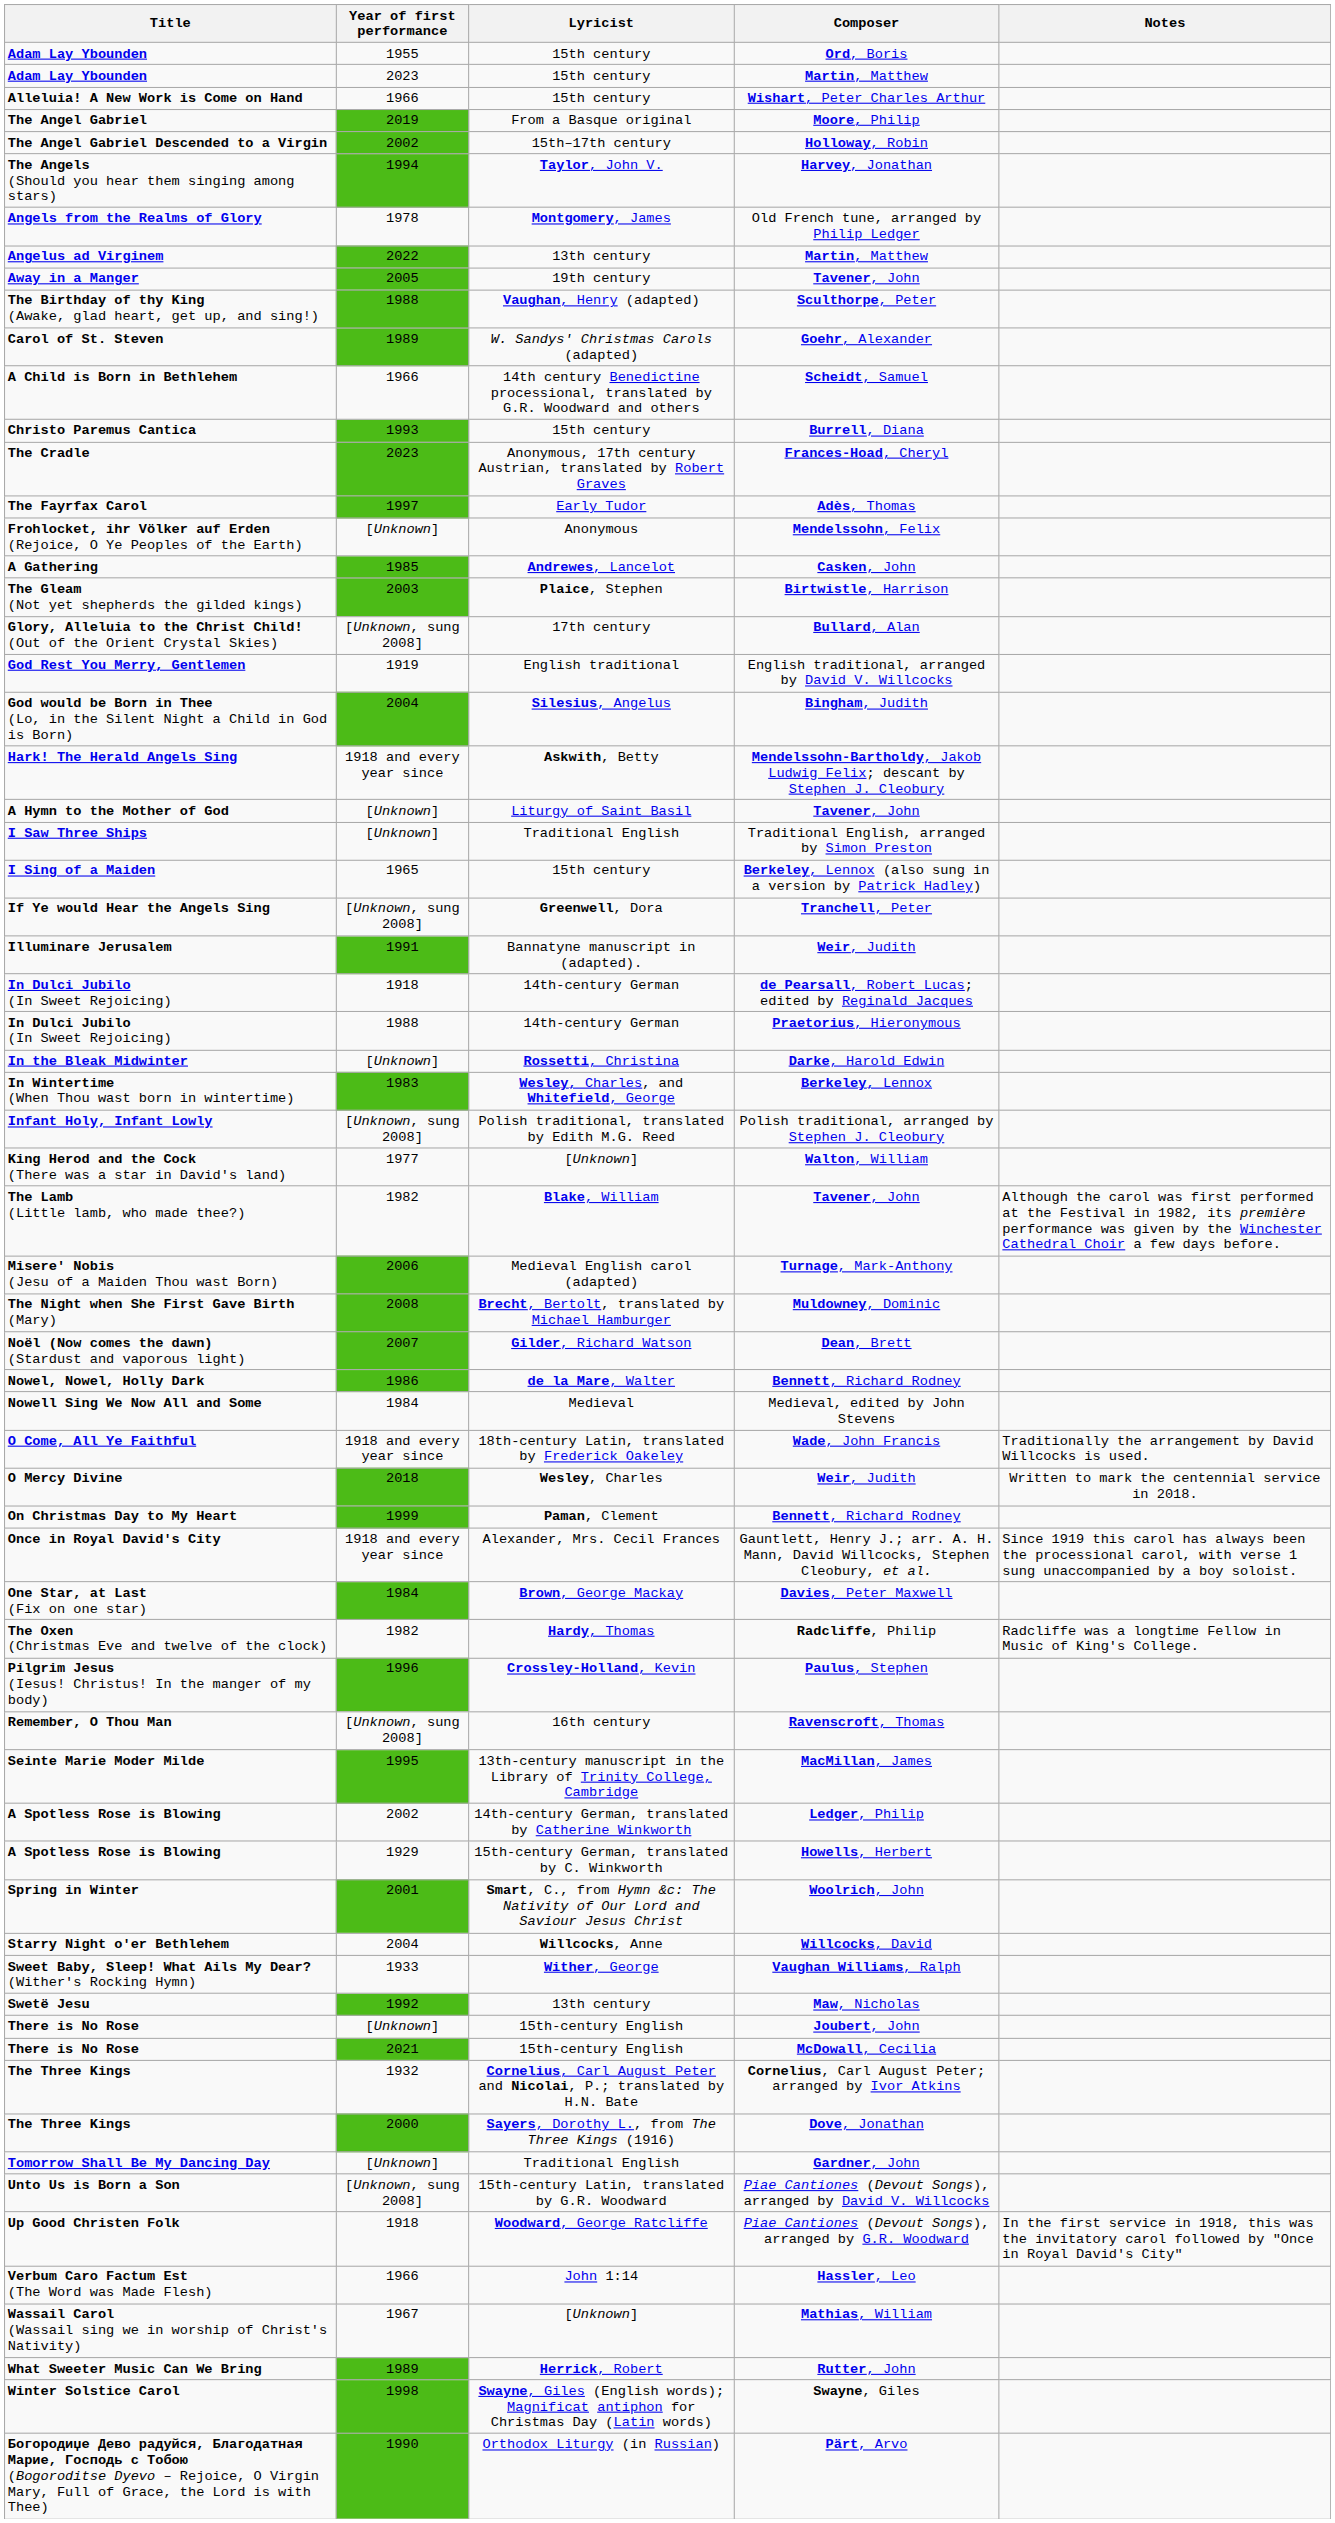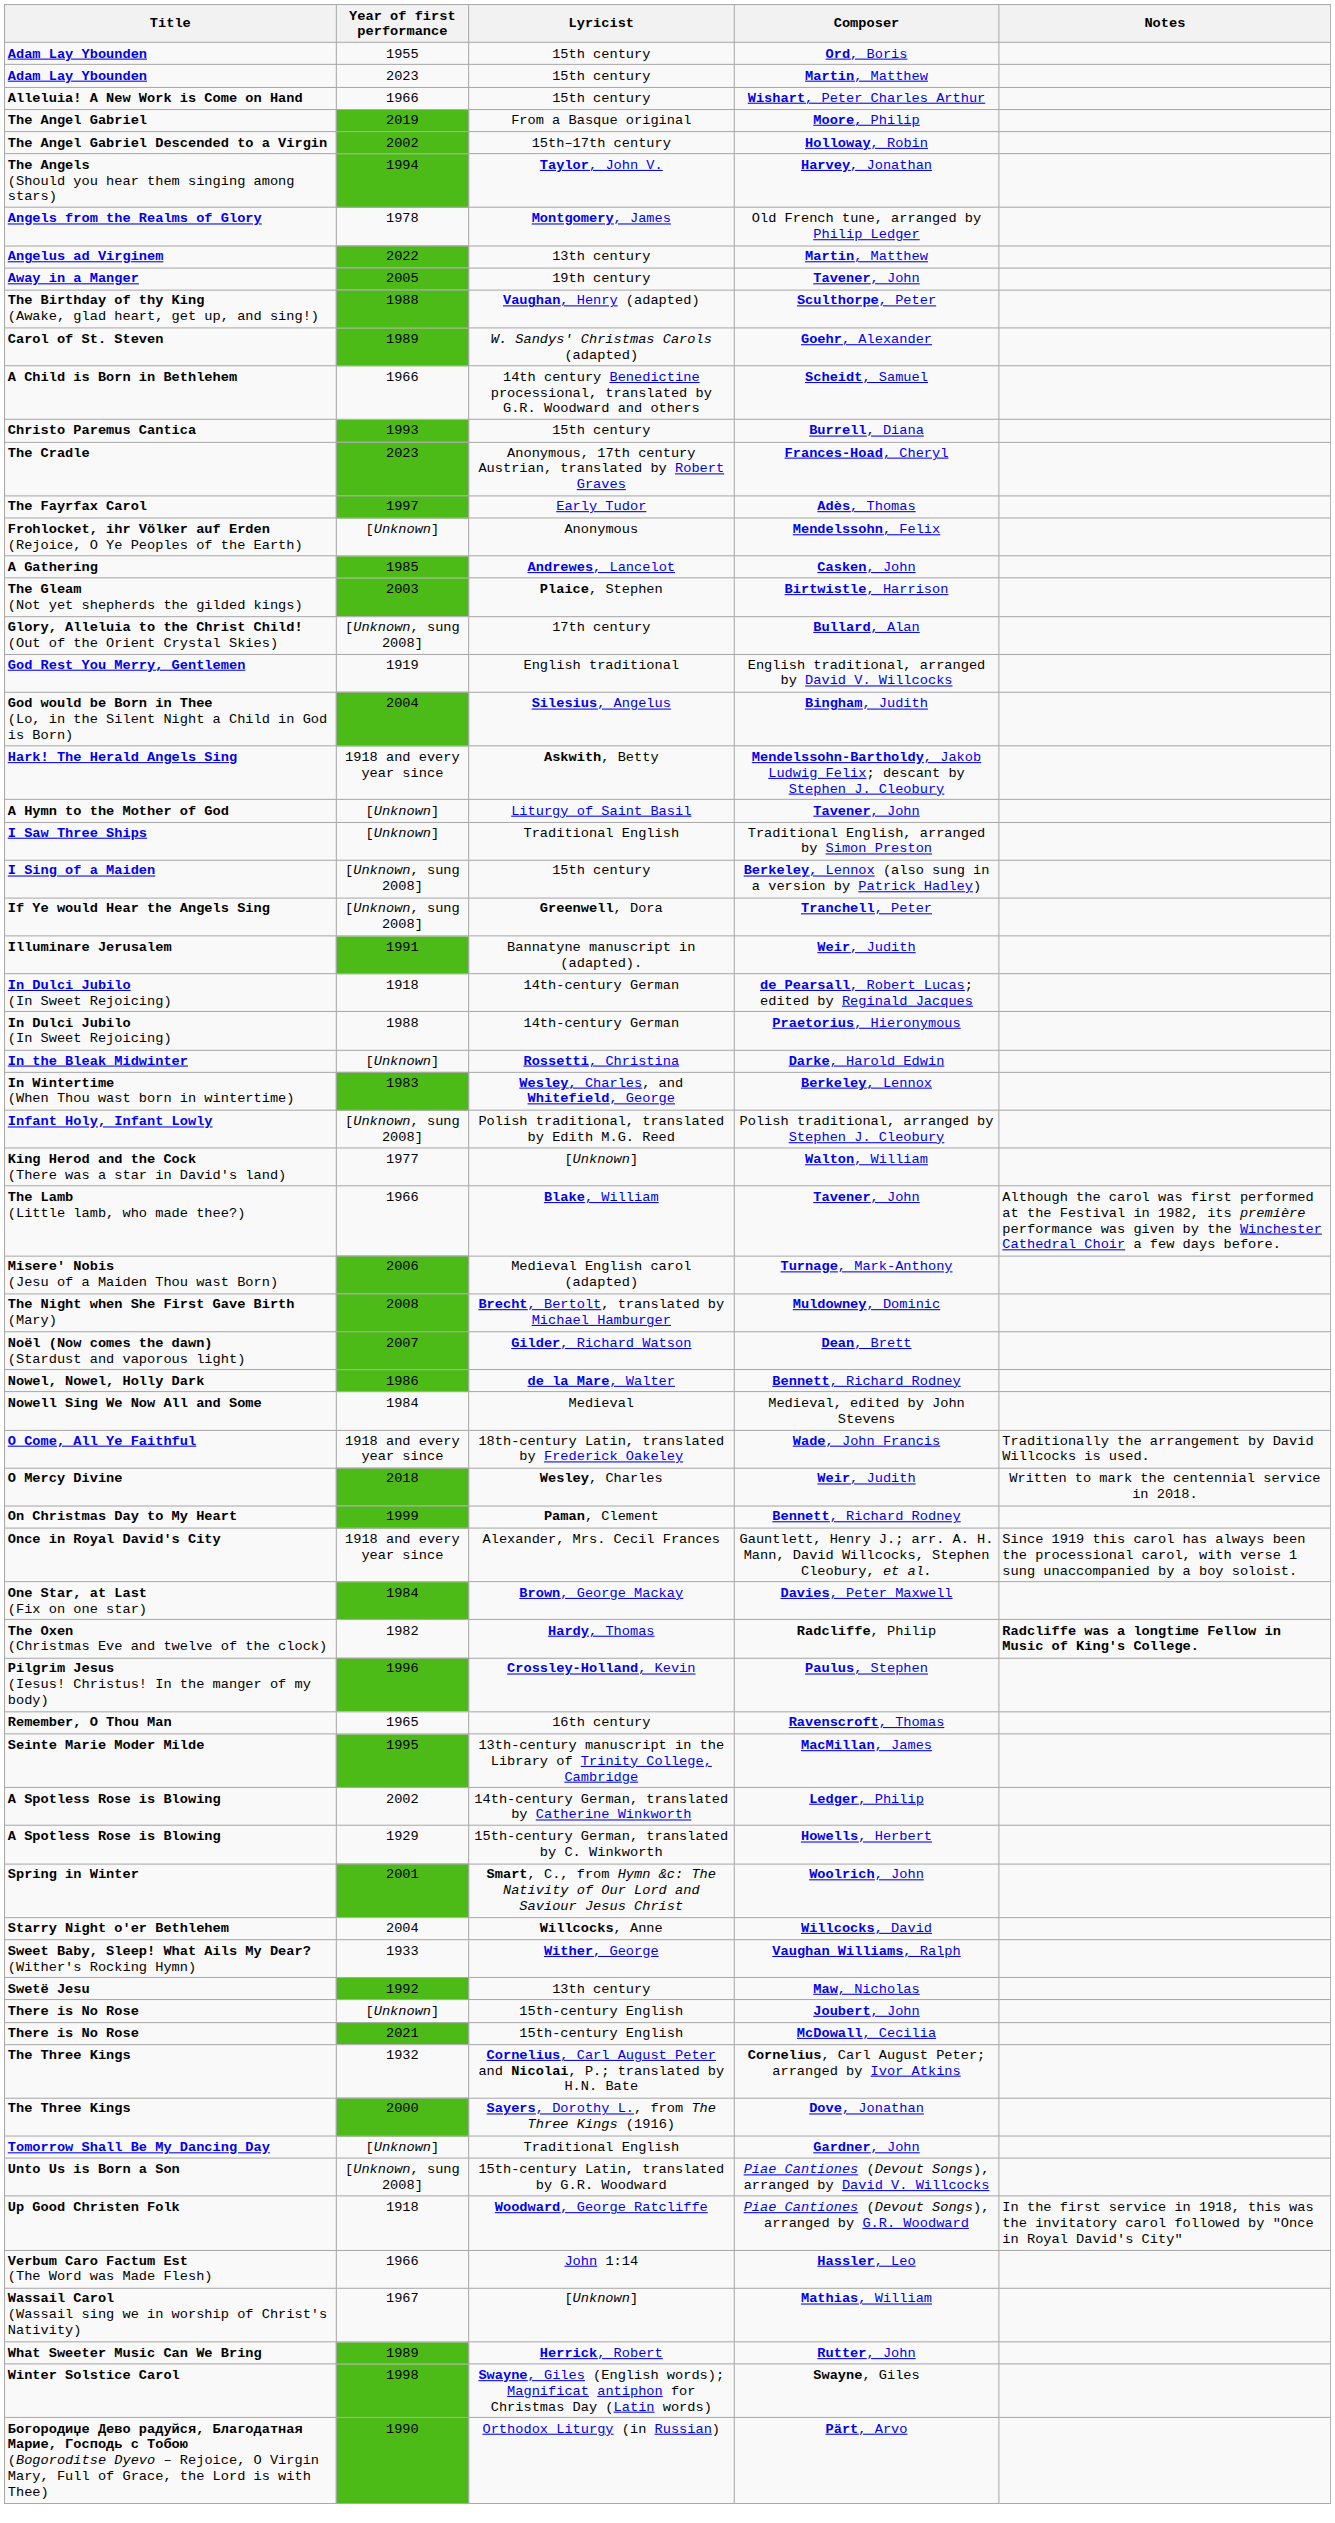(402, 871) 1965 -> (402, 879) [Unknown, sung 2008]
(402, 1197) 1982 -> (402, 1197) 1966
(1142, 1639) normal -> (1142, 1639) bold
(402, 1731) [Unknown, sung 2008] -> (402, 1723) 1965
